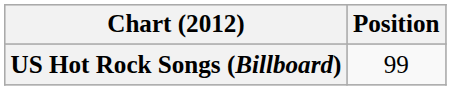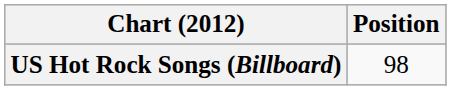(396, 64) 99 -> (396, 64) 98
